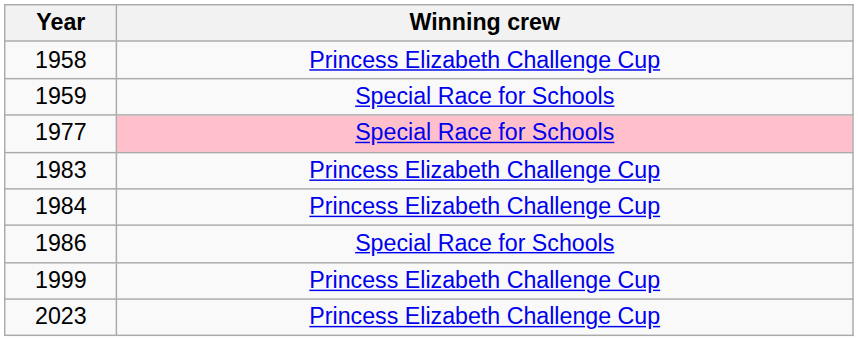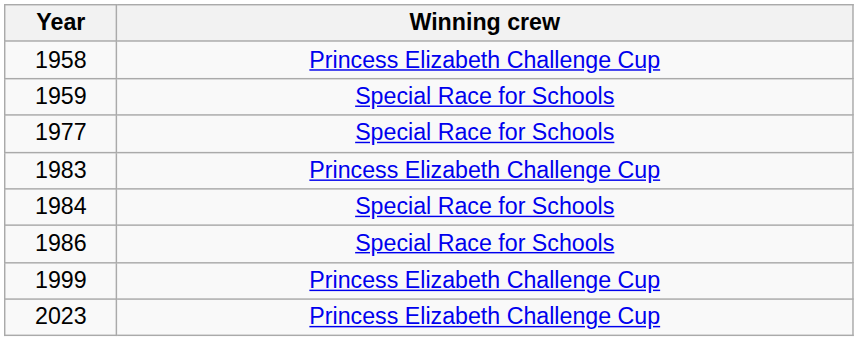(485, 133) pink background -> (485, 133) no background
(485, 206) Princess Elizabeth Challenge Cup -> (485, 206) Special Race for Schools
